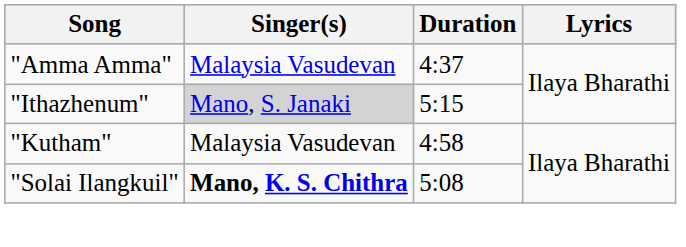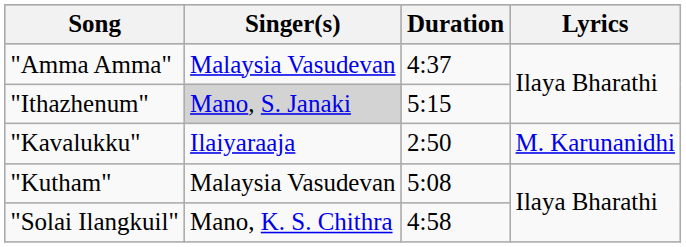+ row: (75, 143)
(442, 143) 4:58 -> (429, 182) 5:08
(299, 182) bold -> (291, 222) normal
(442, 182) 5:08 -> (429, 222) 4:58
